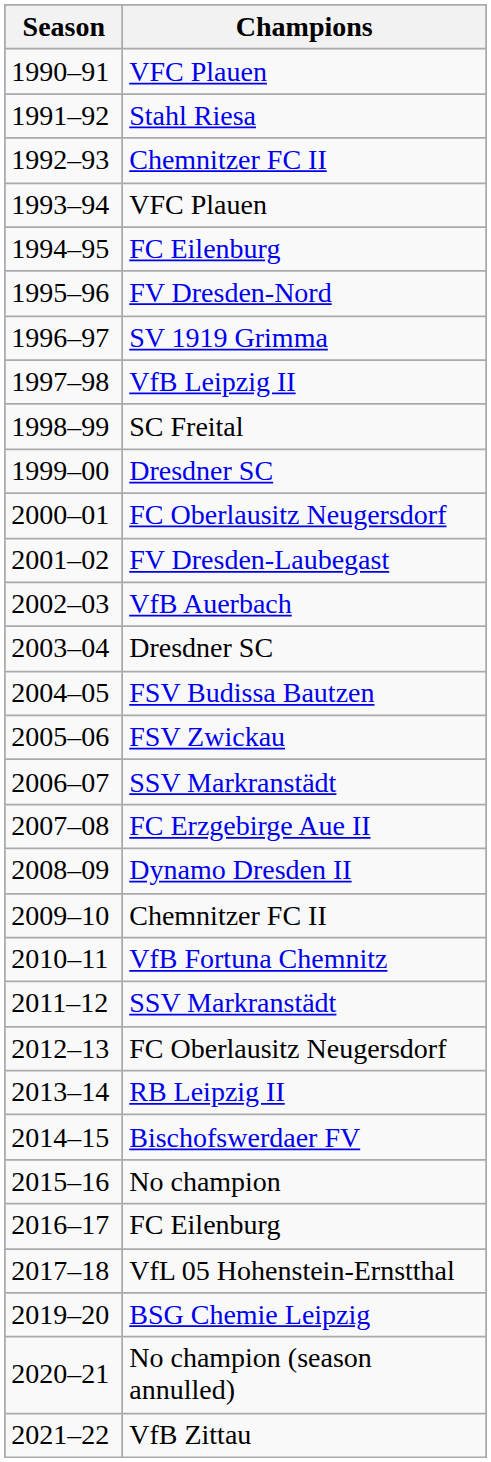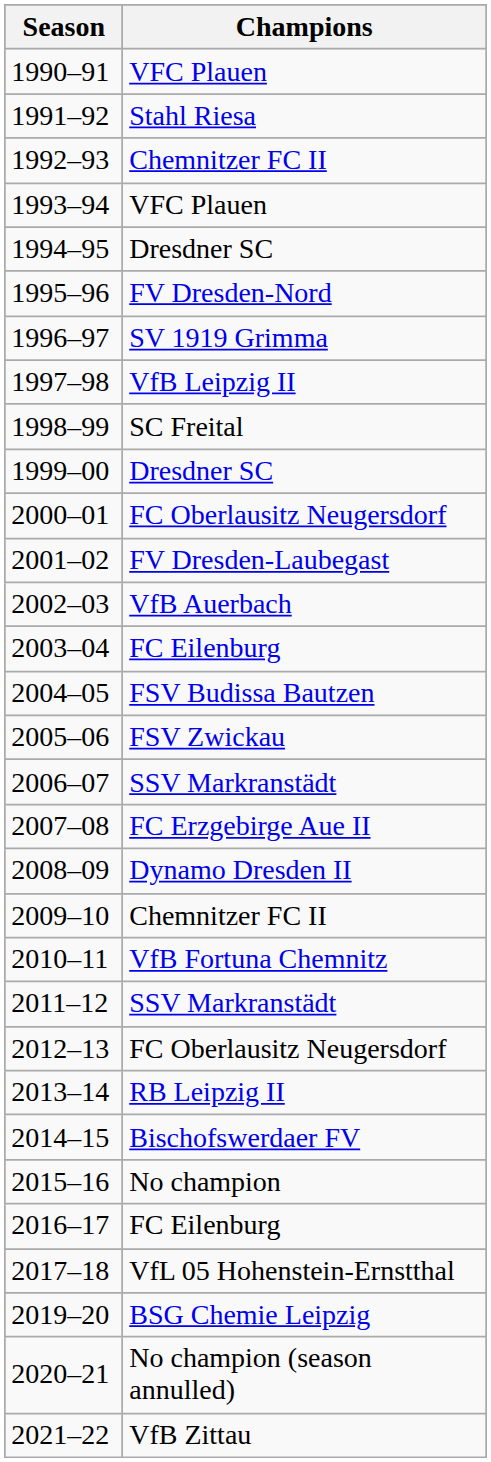(205, 248) FC Eilenburg -> (201, 248) Dresdner SC
(201, 648) Dresdner SC -> (205, 648) FC Eilenburg
